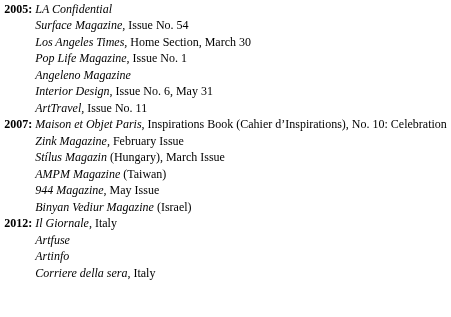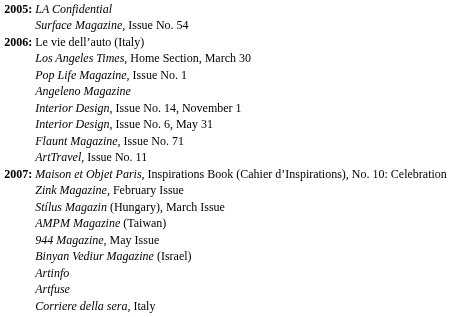+ row: (90, 42)
+ row: (138, 108)
+ row: (110, 141)
- row: (76, 223)
rows swapped: (53, 240) <-> (52, 256)
